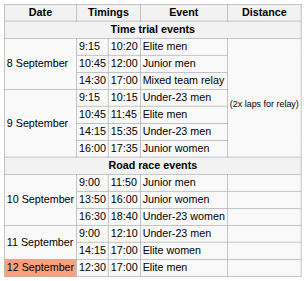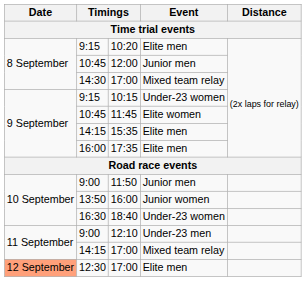(177, 98) Under-23 men -> (184, 98) Under-23 women
(165, 115) Elite men -> (172, 115) Elite women
(177, 132) Under-23 men -> (165, 132) Elite men
(176, 149) Junior women -> (165, 149) Elite men
(172, 251) Elite women -> (183, 251) Mixed team relay
